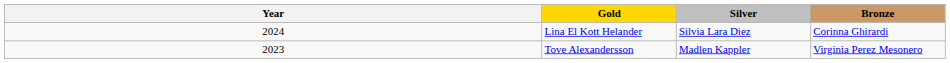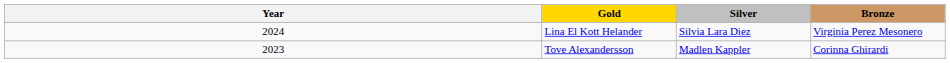(851, 31) Corinna Ghirardi -> (868, 31) Virginia Perez Mesonero
(868, 50) Virginia Perez Mesonero -> (851, 50) Corinna Ghirardi
